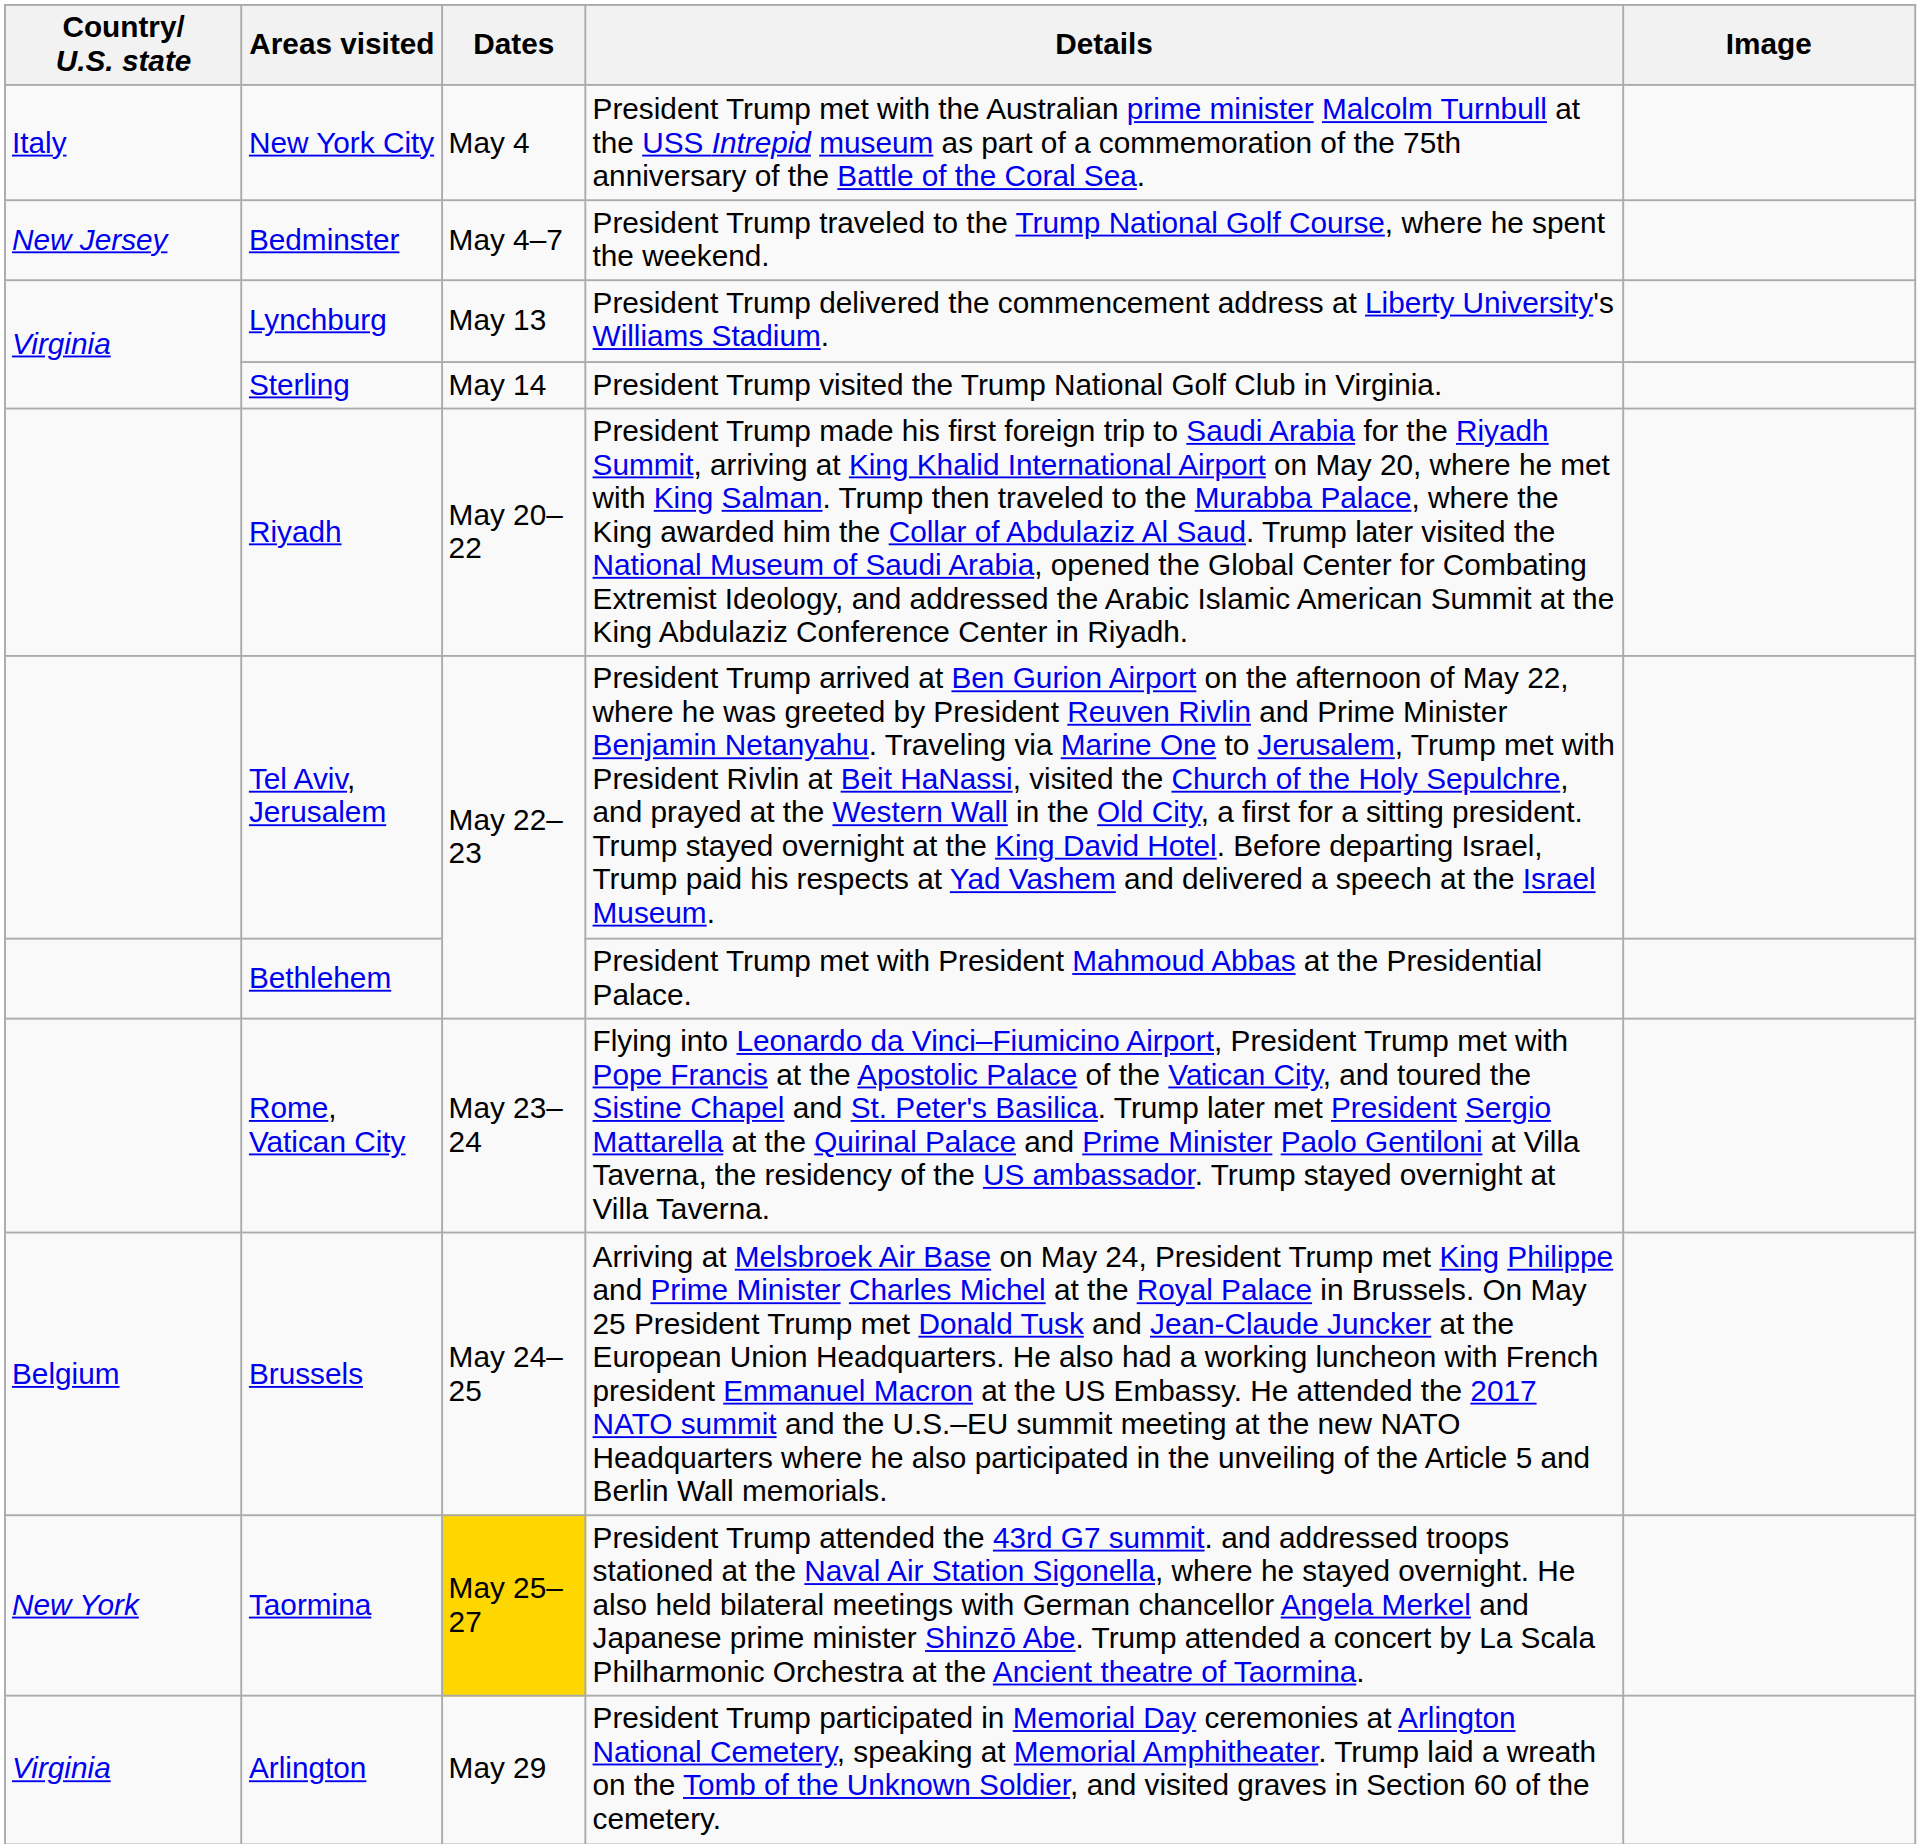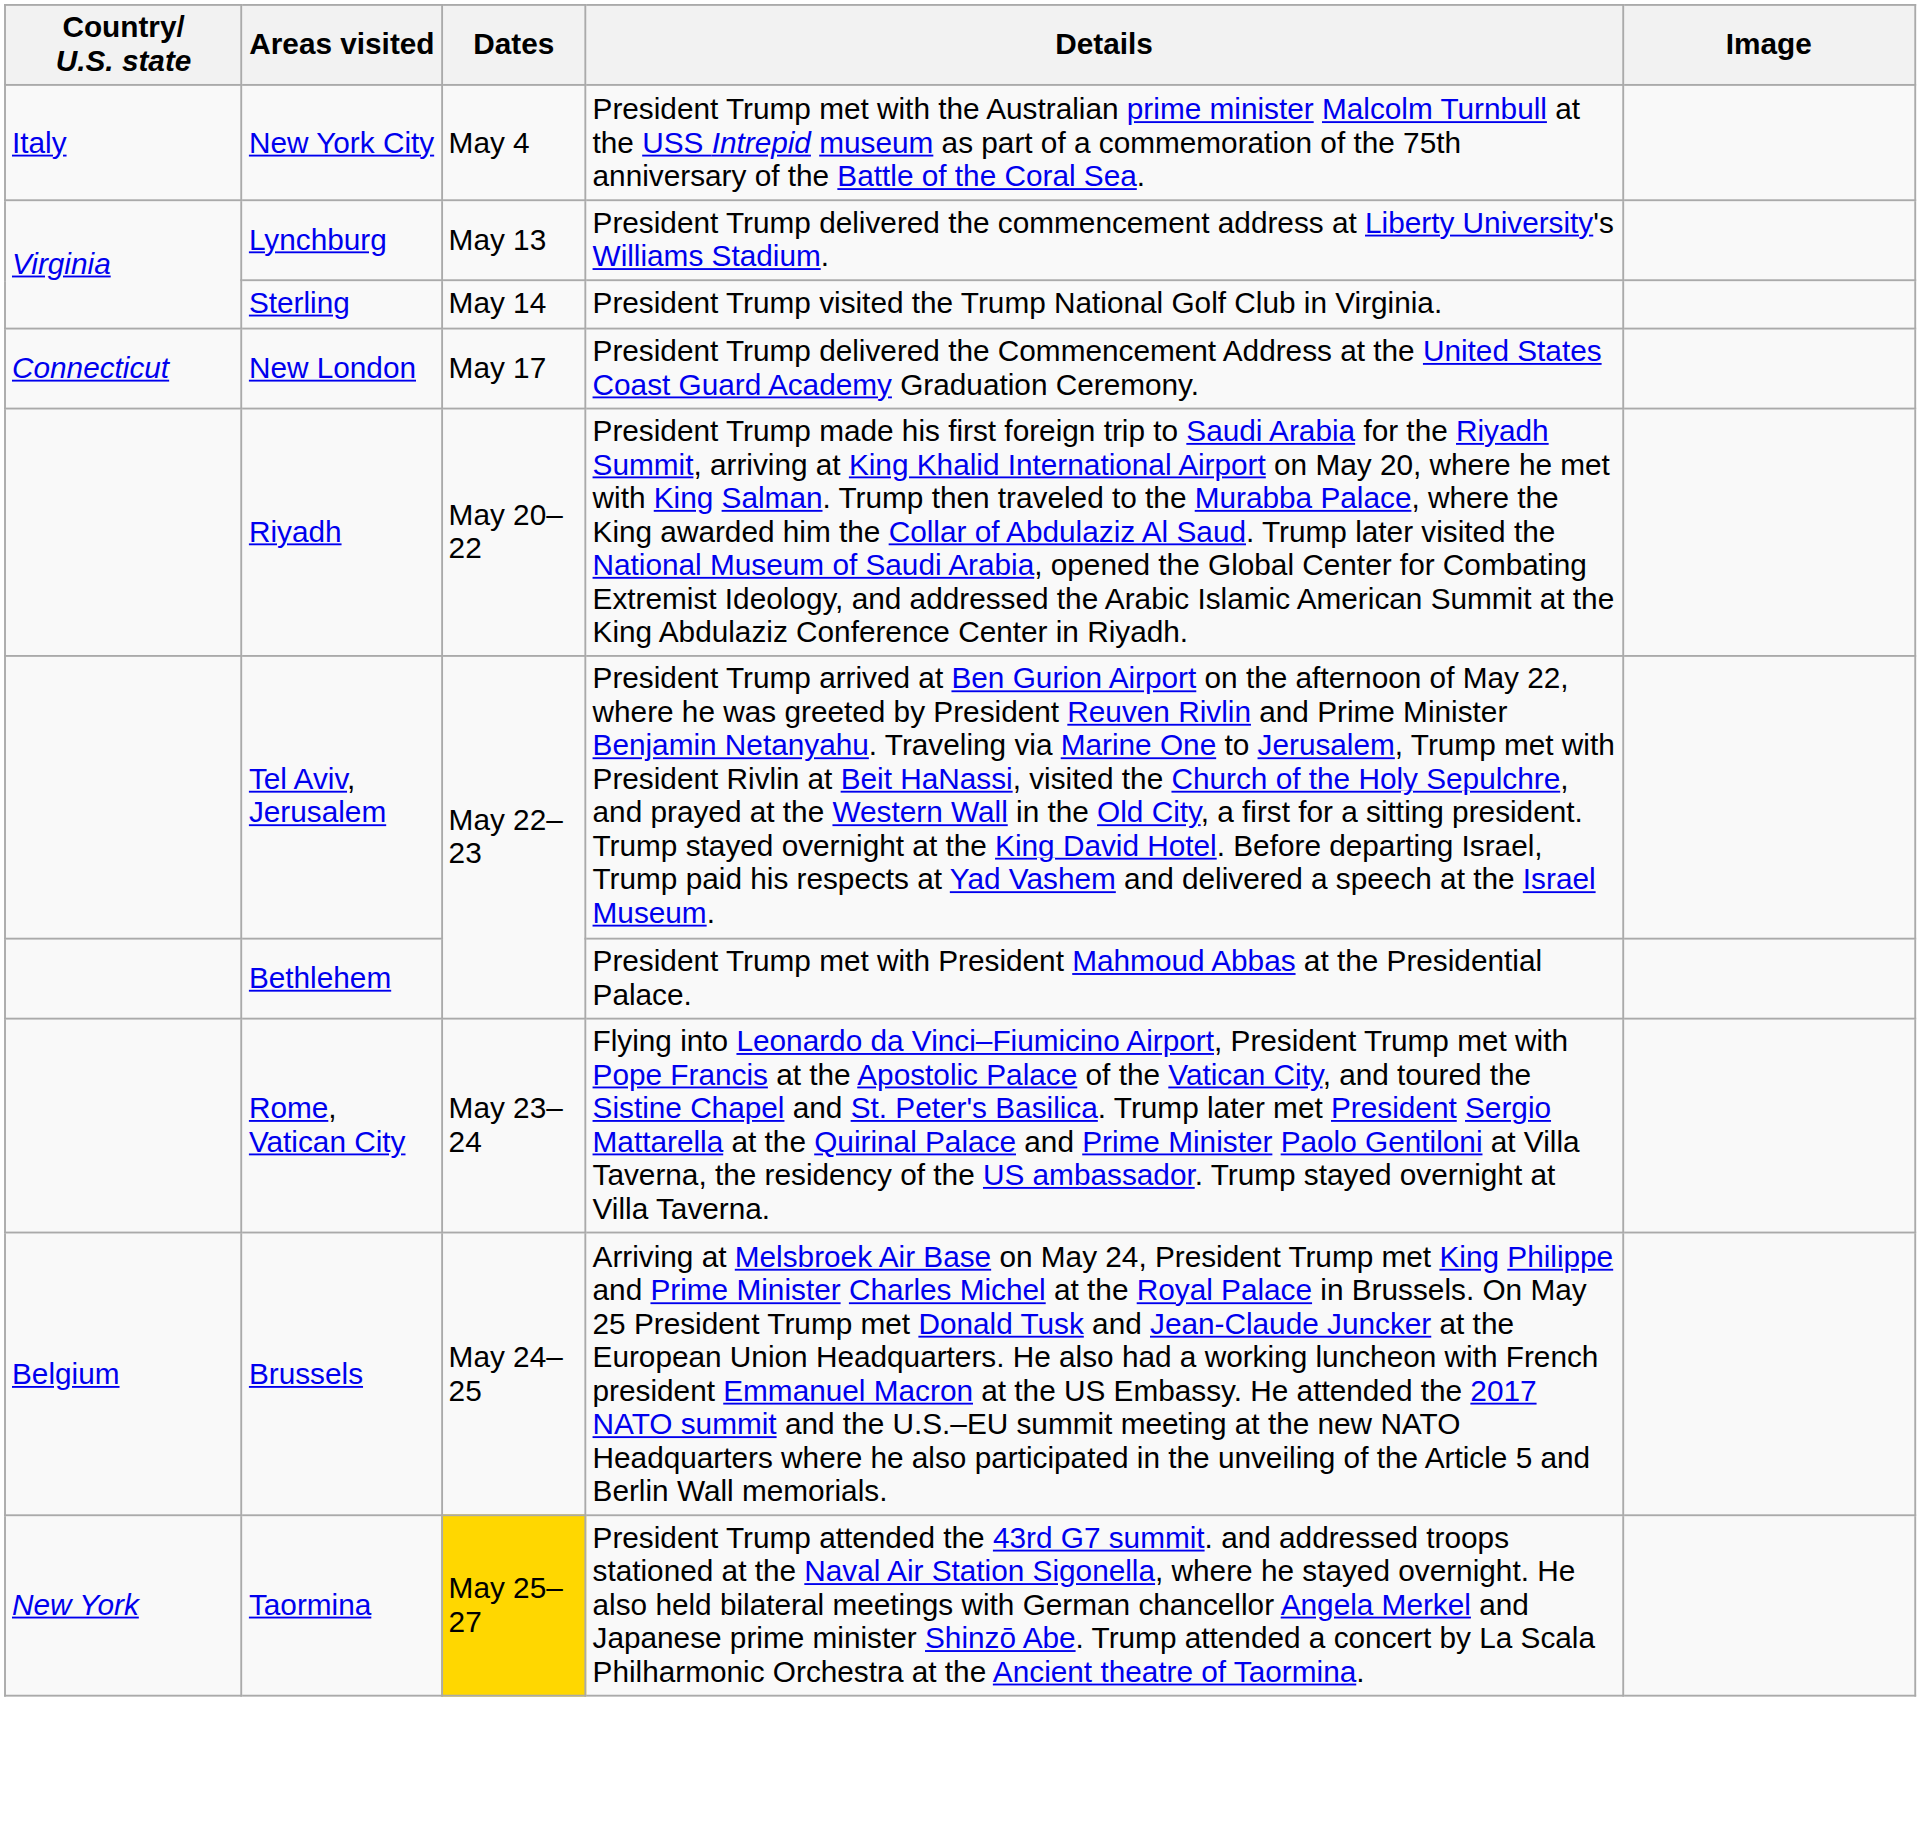- row: (324, 239)
+ row: (332, 367)
- row: (308, 1769)
